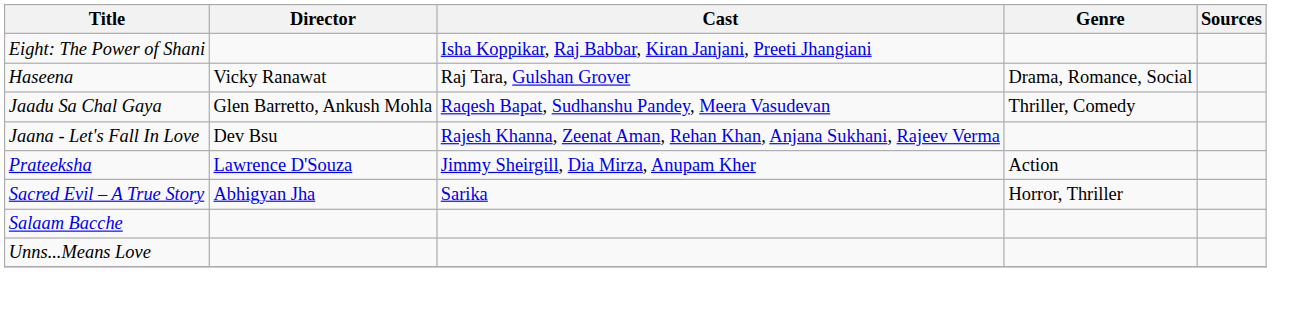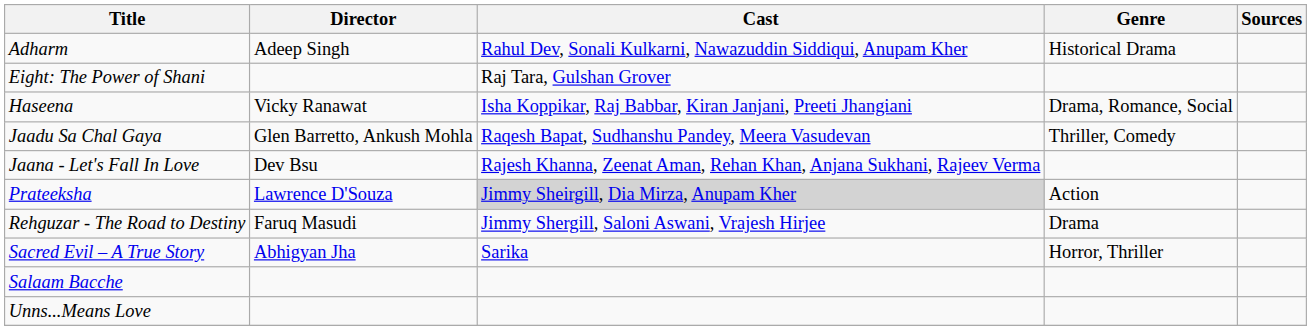+ row: (38, 48)
(656, 48) Isha Koppikar, Raj Babbar, Kiran Janjani, Preeti Jhangiani -> (576, 77) Raj Tara, Gulshan Grover
(536, 77) Raj Tara, Gulshan Grover -> (697, 106) Isha Koppikar, Raj Babbar, Kiran Janjani, Preeti Jhangiani
(598, 164) no background -> (639, 194) lightgrey background
+ row: (127, 223)
